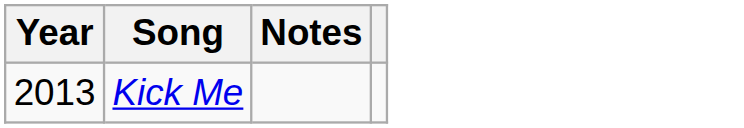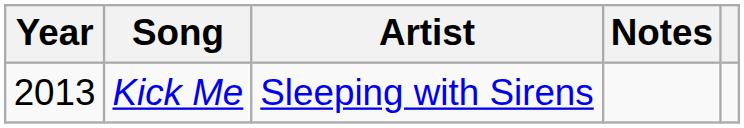+ column: (427, 33)
